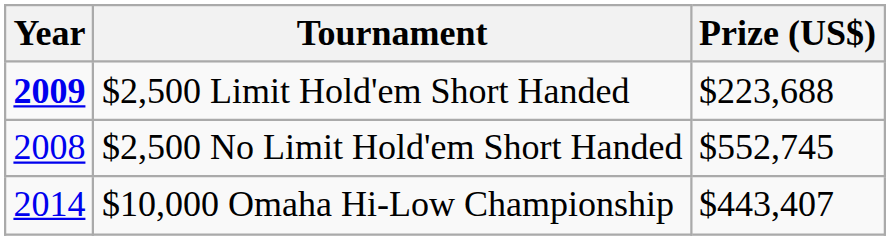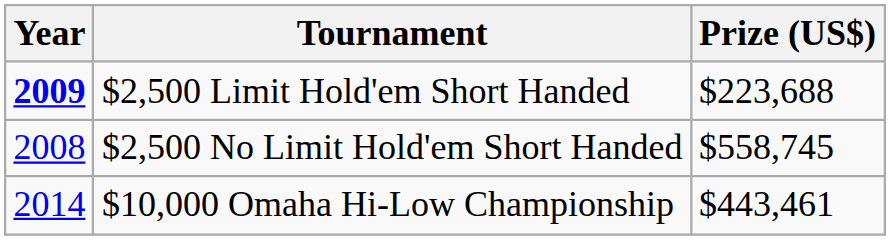(767, 147) $552,745 -> (767, 147) $558,745
(767, 204) $443,407 -> (767, 204) $443,461
